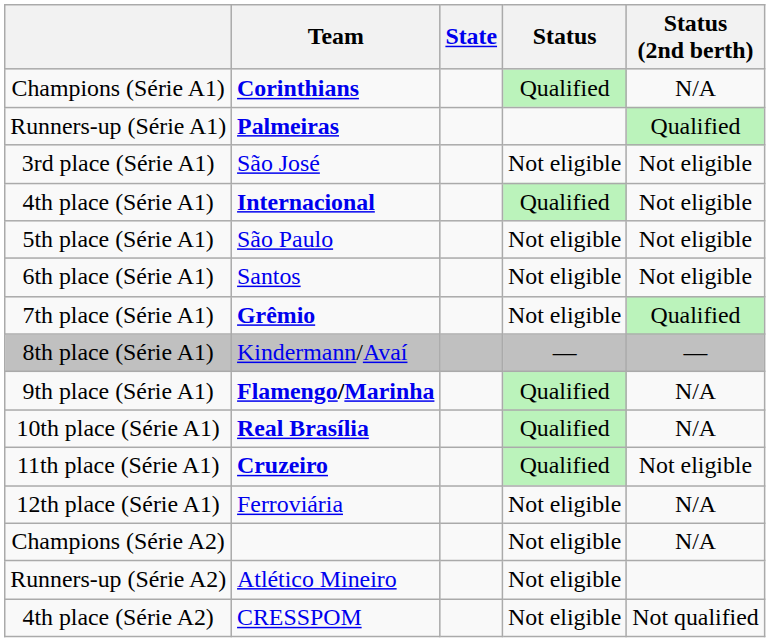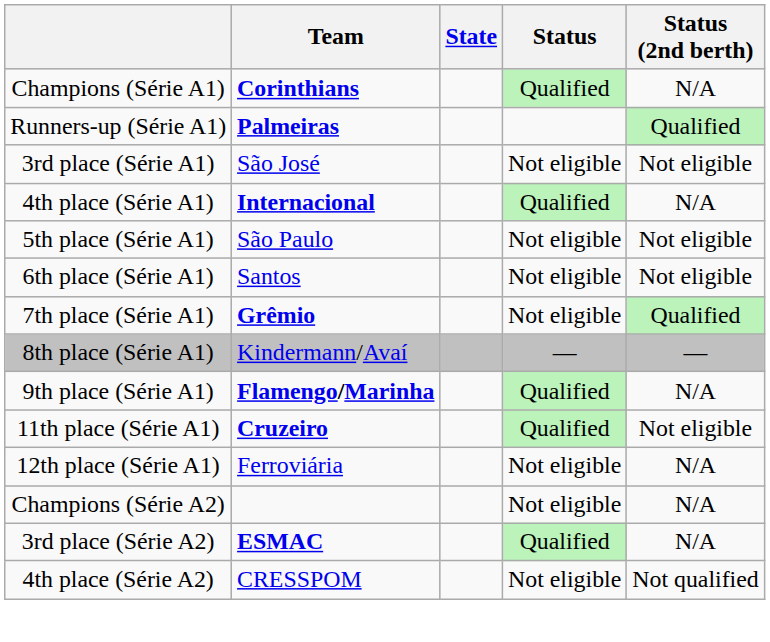(695, 201) Not eligible -> (695, 201) N/A
- row: (118, 428)
- row: (118, 579)
+ row: (118, 541)
